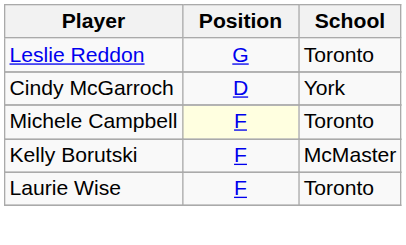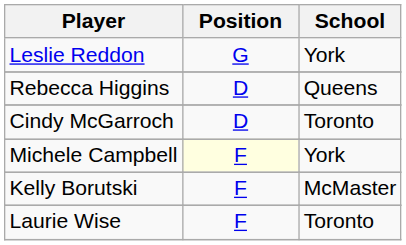(339, 54) Toronto -> (324, 54) York
+ row: (89, 88)
(324, 88) York -> (339, 121) Toronto
(339, 121) Toronto -> (324, 155) York
